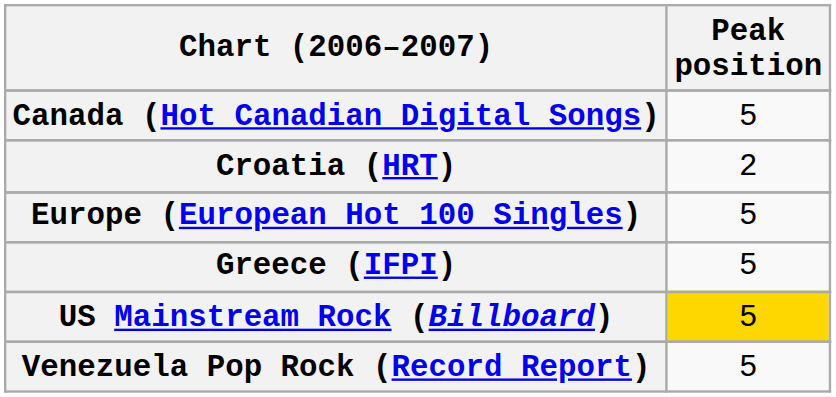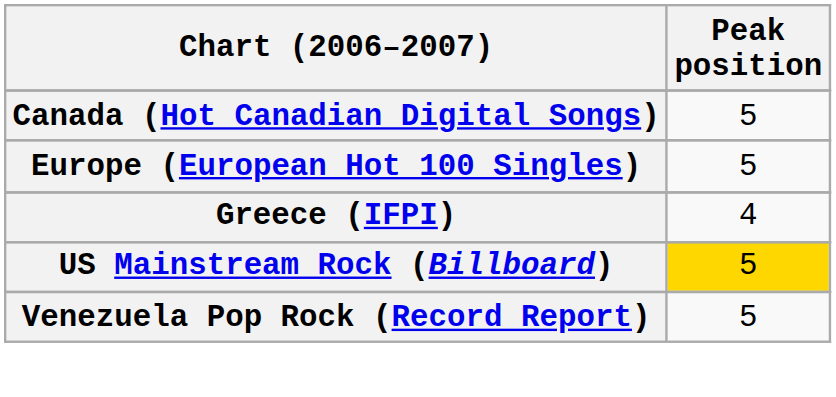- row: (336, 166)
(748, 267) 5 -> (748, 216) 4
